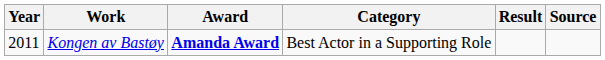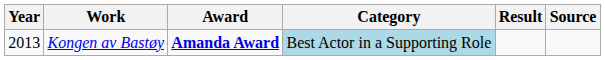(24, 42) 2011 -> (24, 42) 2013
(389, 42) no background -> (389, 42) lightblue background
